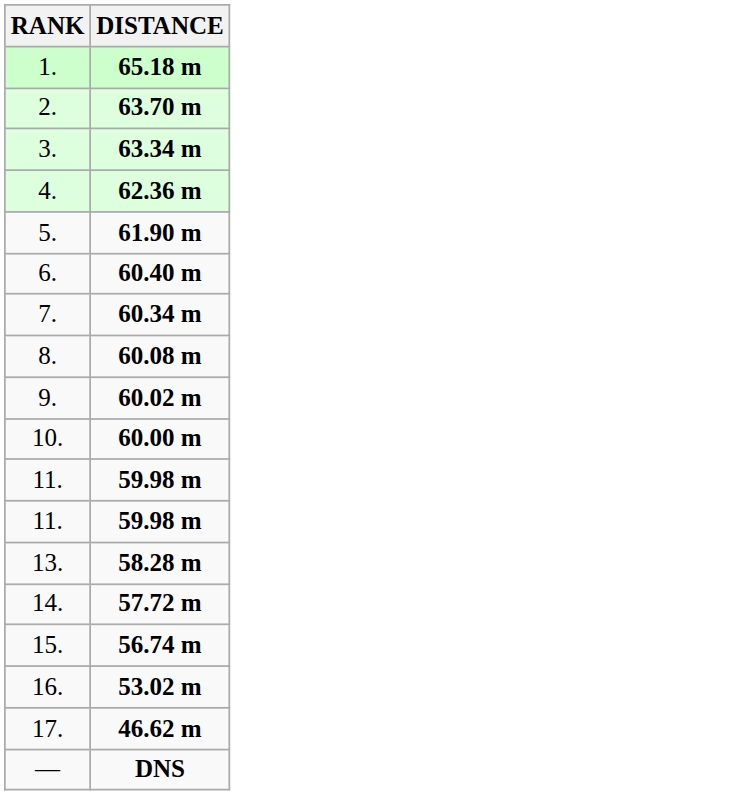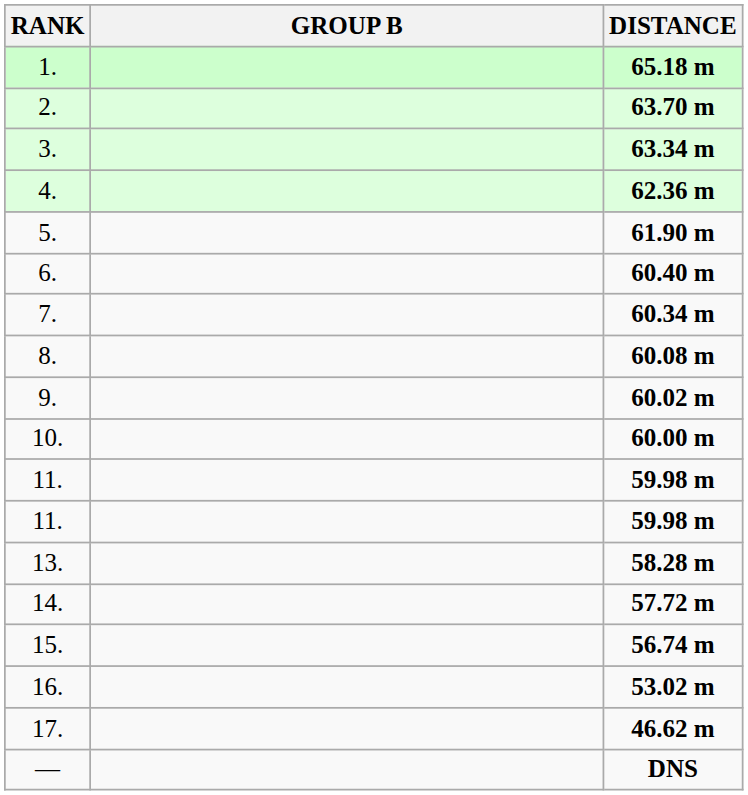+ column: (347, 25)
